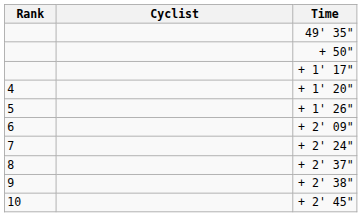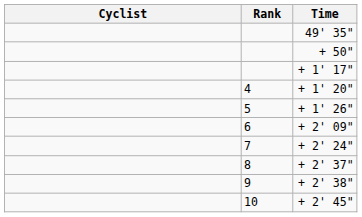columns swapped: (30, 14) <-> (175, 14)
